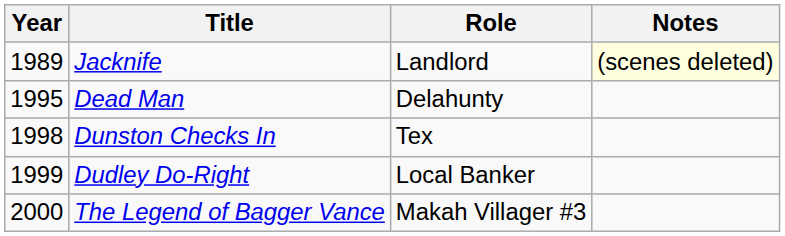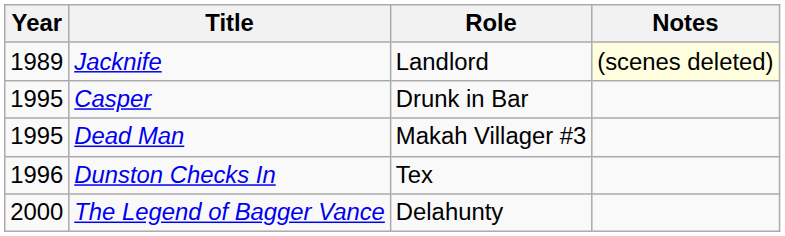+ row: (113, 99)
(450, 99) Delahunty -> (491, 136) Makah Villager #3
(37, 136) 1998 -> (37, 174) 1996
- row: (162, 174)
(491, 212) Makah Villager #3 -> (450, 212) Delahunty
